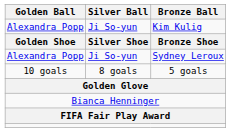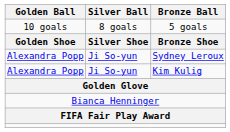rows swapped: (177, 27) <-> (188, 71)
